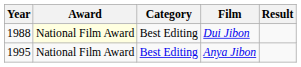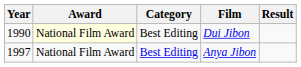(19, 33) 1988 -> (19, 33) 1990
(19, 52) 1995 -> (19, 52) 1997
